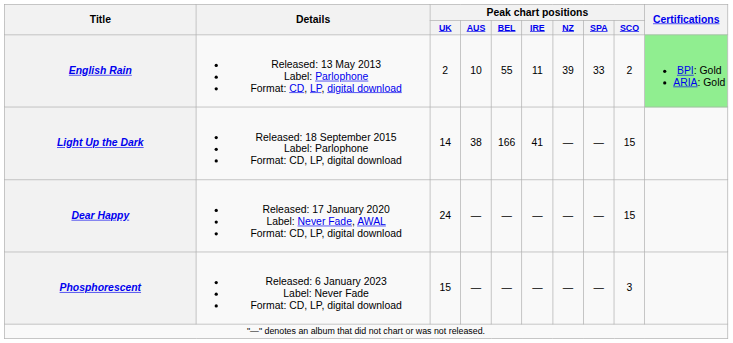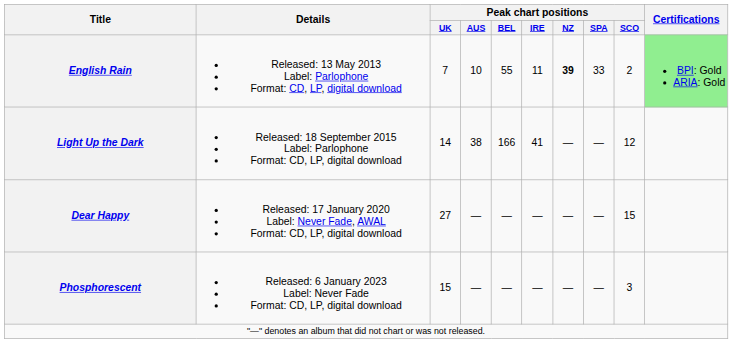(445, 71) 2 -> (445, 71) 7
(568, 71) normal -> (568, 71) bold
(629, 143) 15 -> (629, 143) 12
(445, 215) 24 -> (445, 215) 27
